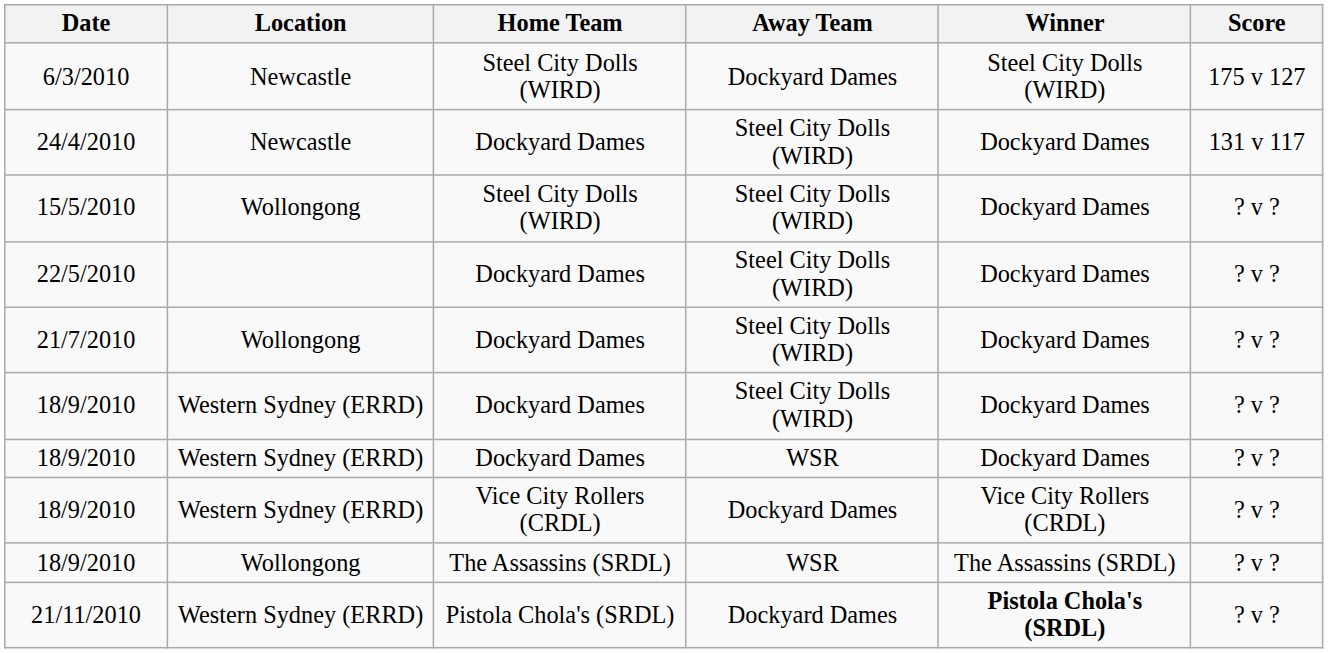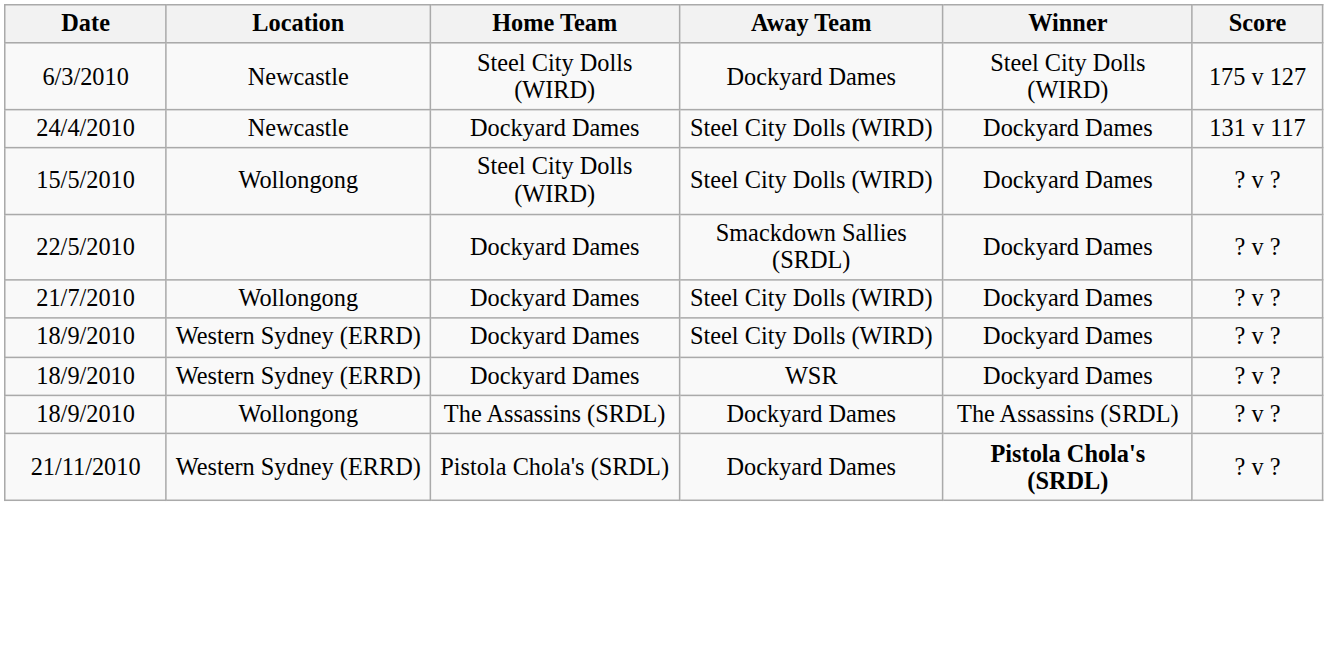(813, 273) Steel City Dolls (WIRD) -> (811, 246) Smackdown Sallies (SRDL)
- row: (86, 510)
(813, 562) WSR -> (811, 414) Dockyard Dames
